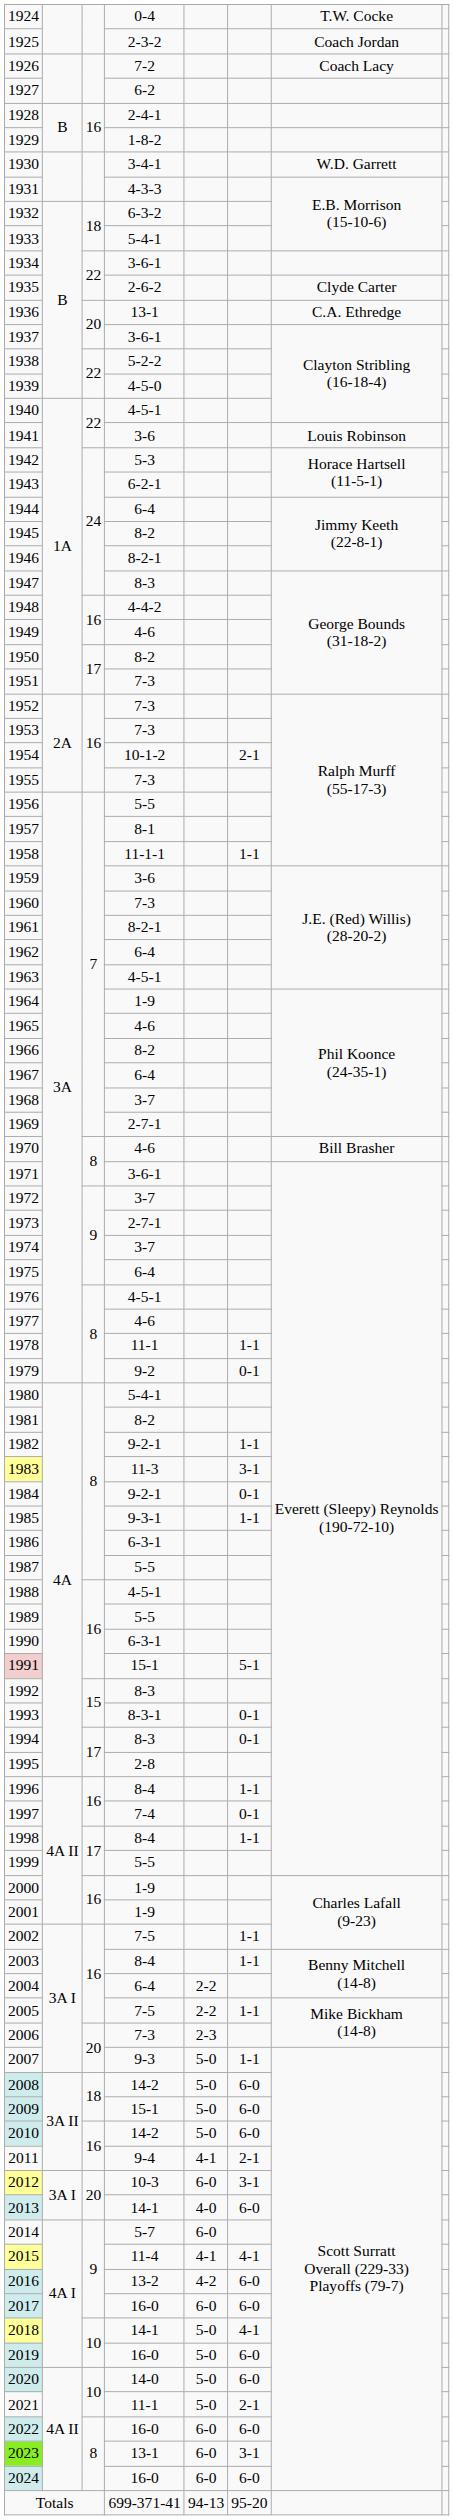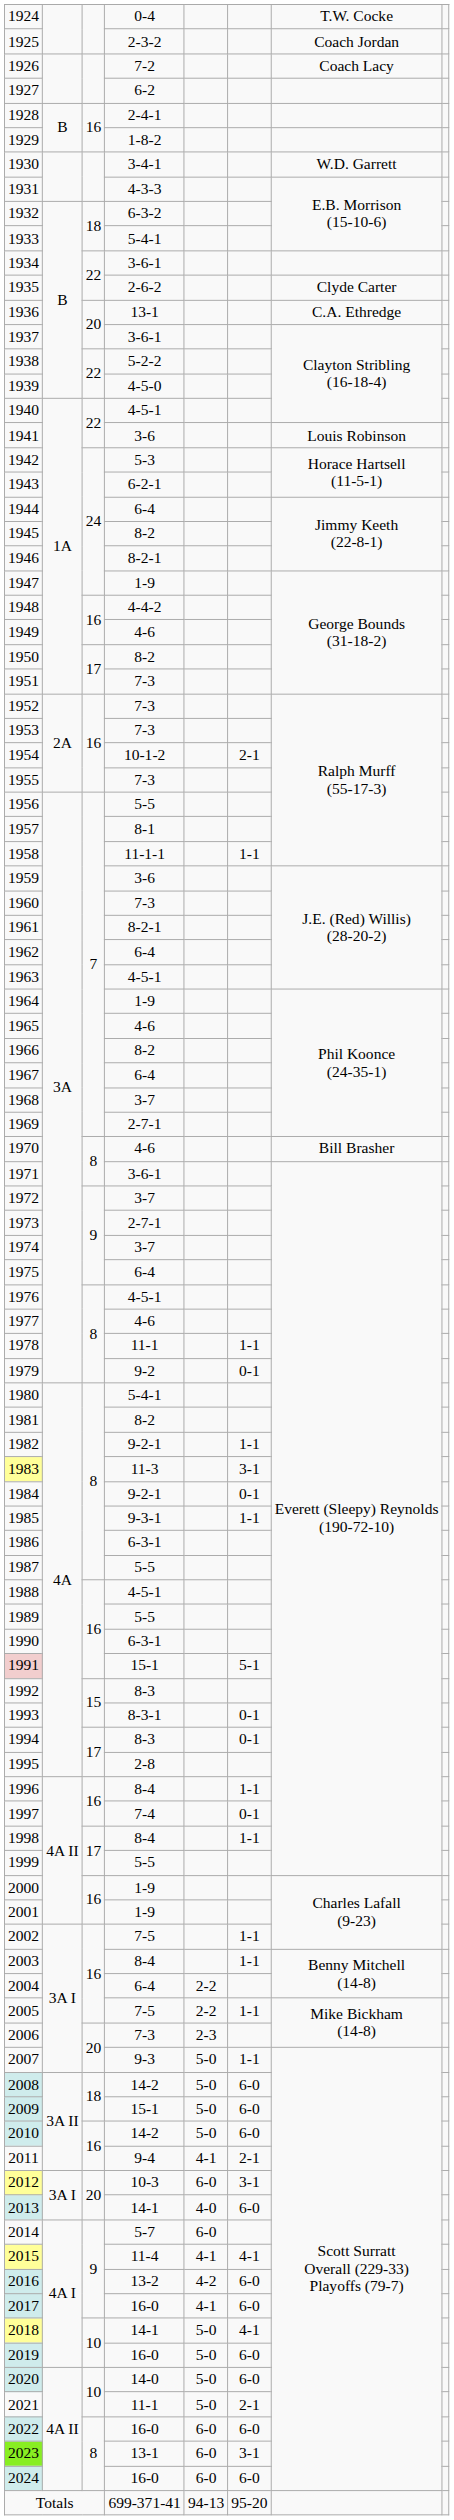(145, 582) 8-3 -> (145, 582) 1-9
(206, 2305) 6-0 -> (206, 2305) 4-1
